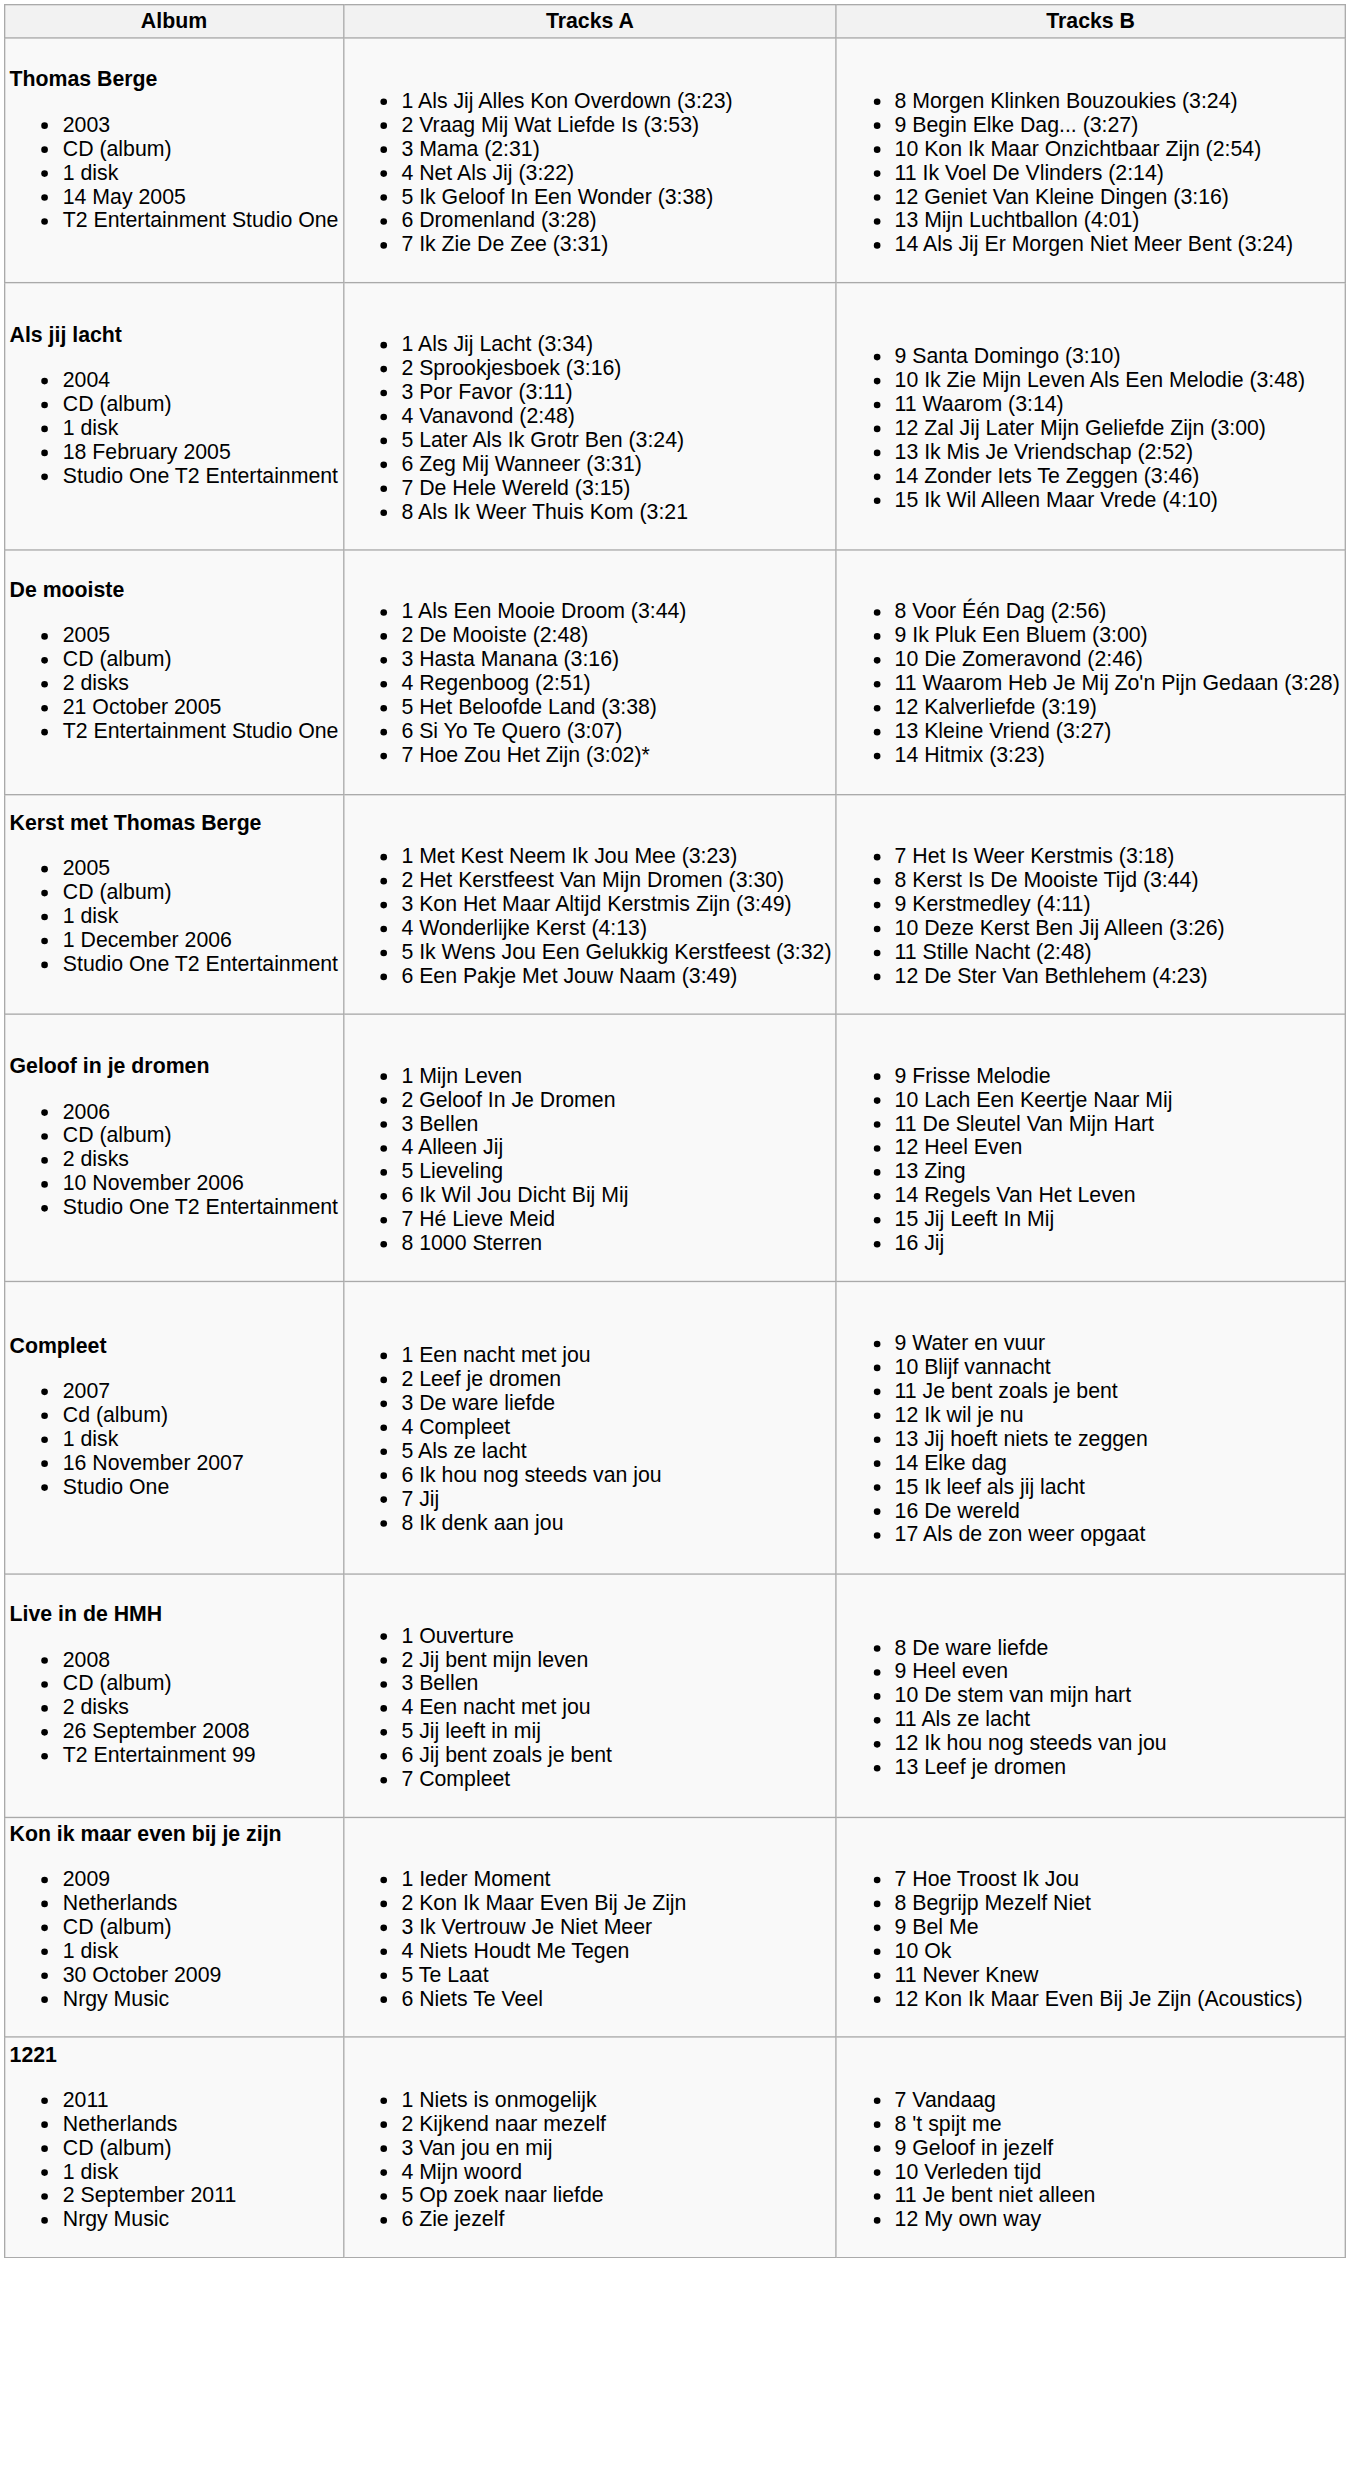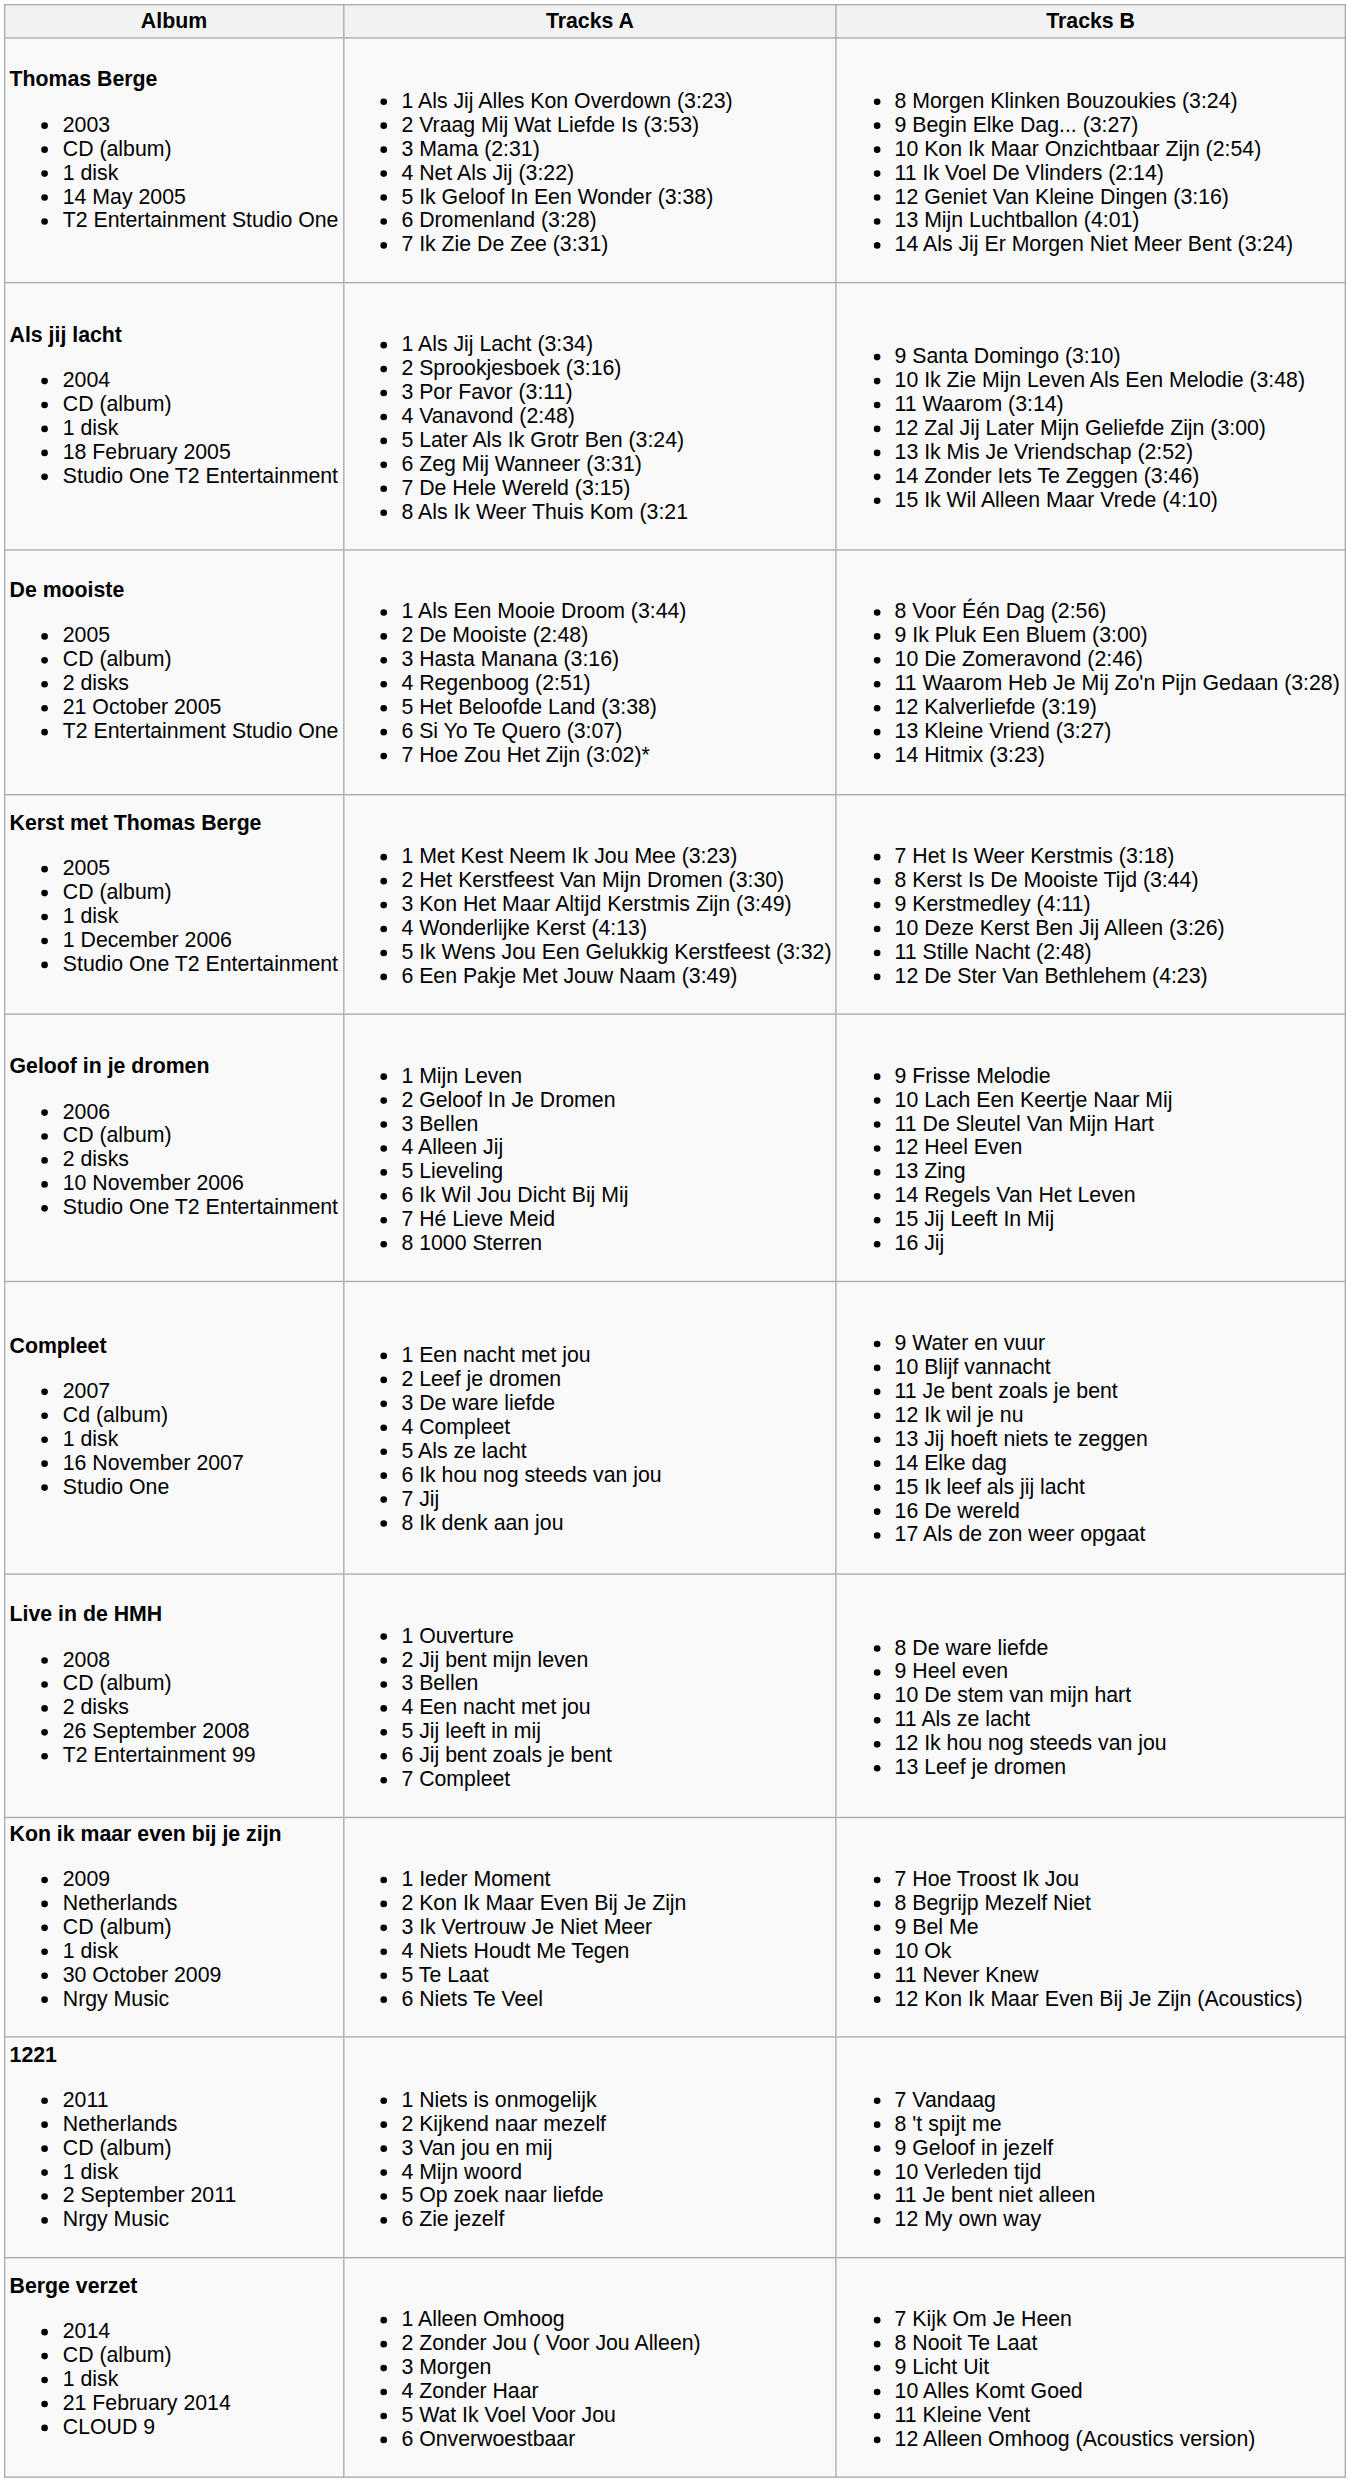+ row: (174, 2357)
